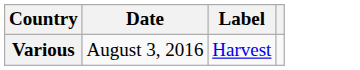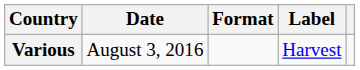+ column: (243, 19)
